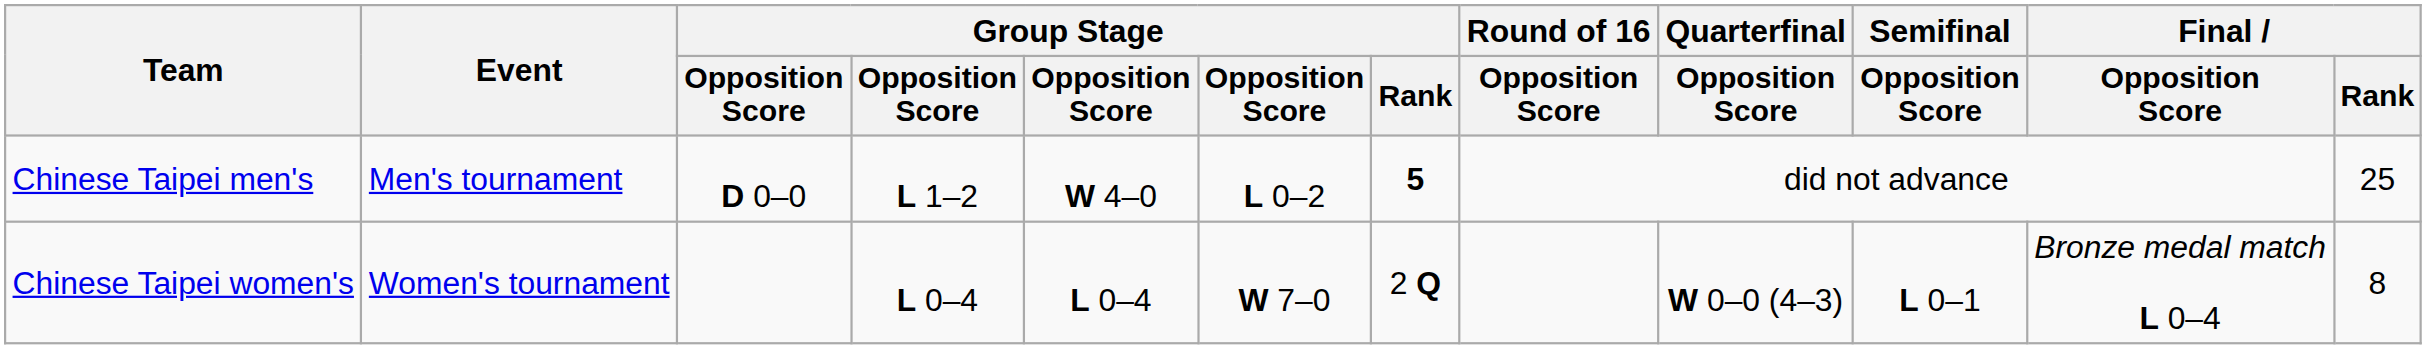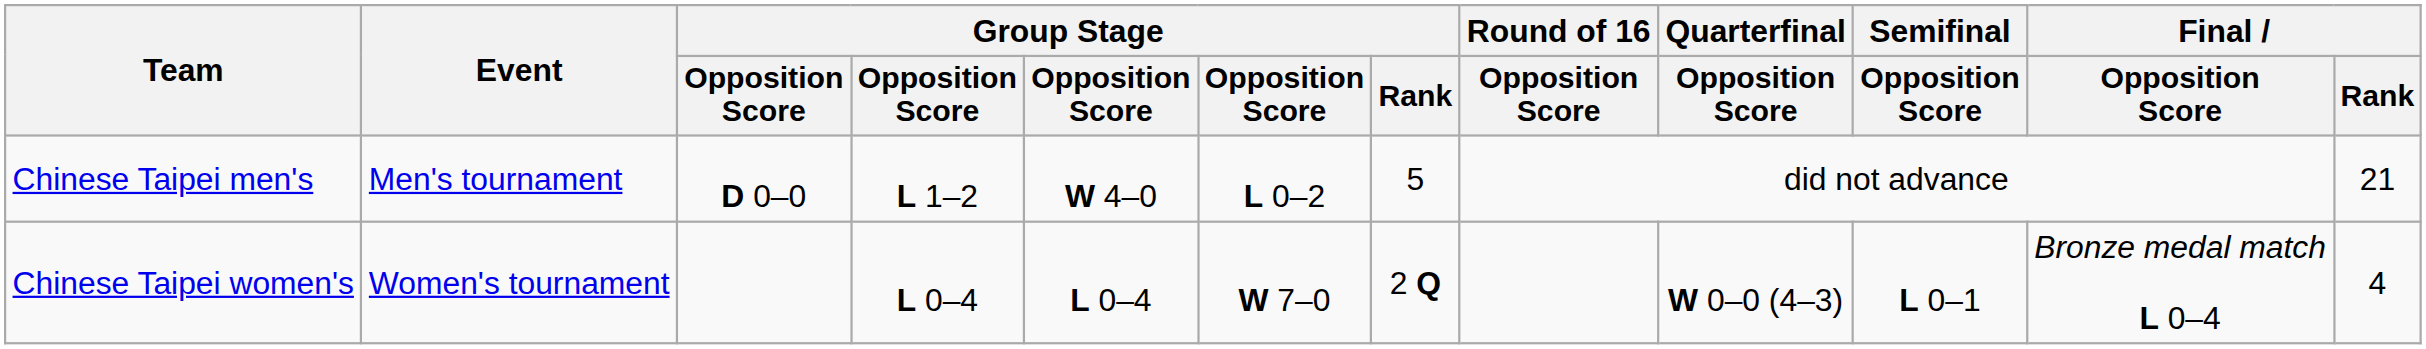(1415, 179) bold -> (1415, 179) normal
(2377, 179) 25 -> (2377, 179) 21
(2377, 283) 8 -> (2377, 283) 4
